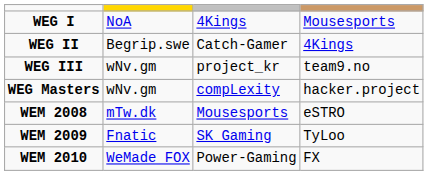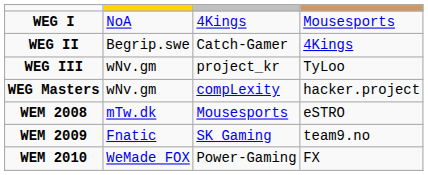(337, 68) team9.no -> (324, 68) TyLoo
(324, 136) TyLoo -> (337, 136) team9.no
